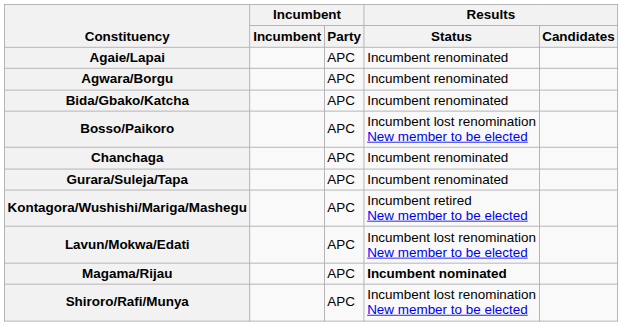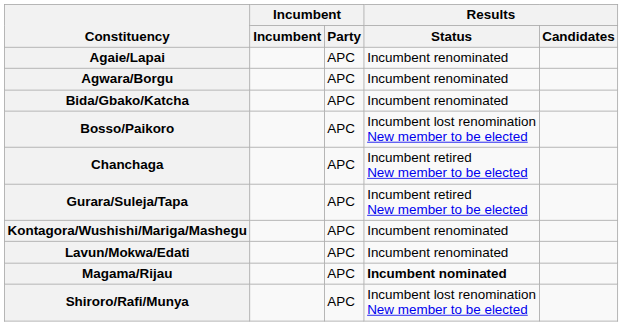(438, 158) Incumbent renominated -> (447, 165) Incumbent retired New member to be elected
(438, 179) Incumbent renominated -> (447, 202) Incumbent retired New member to be elected
(447, 208) Incumbent retired New member to be elected -> (438, 231) Incumbent renominated
(452, 244) Incumbent lost renomination New member to be elected -> (438, 252) Incumbent renominated
